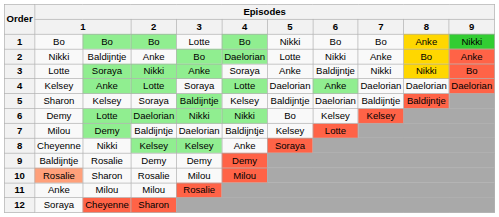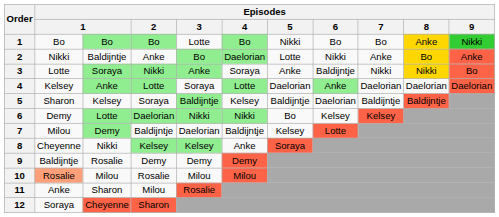(107, 175) Sharon -> (107, 175) Milou
(107, 190) Milou -> (107, 190) Sharon
